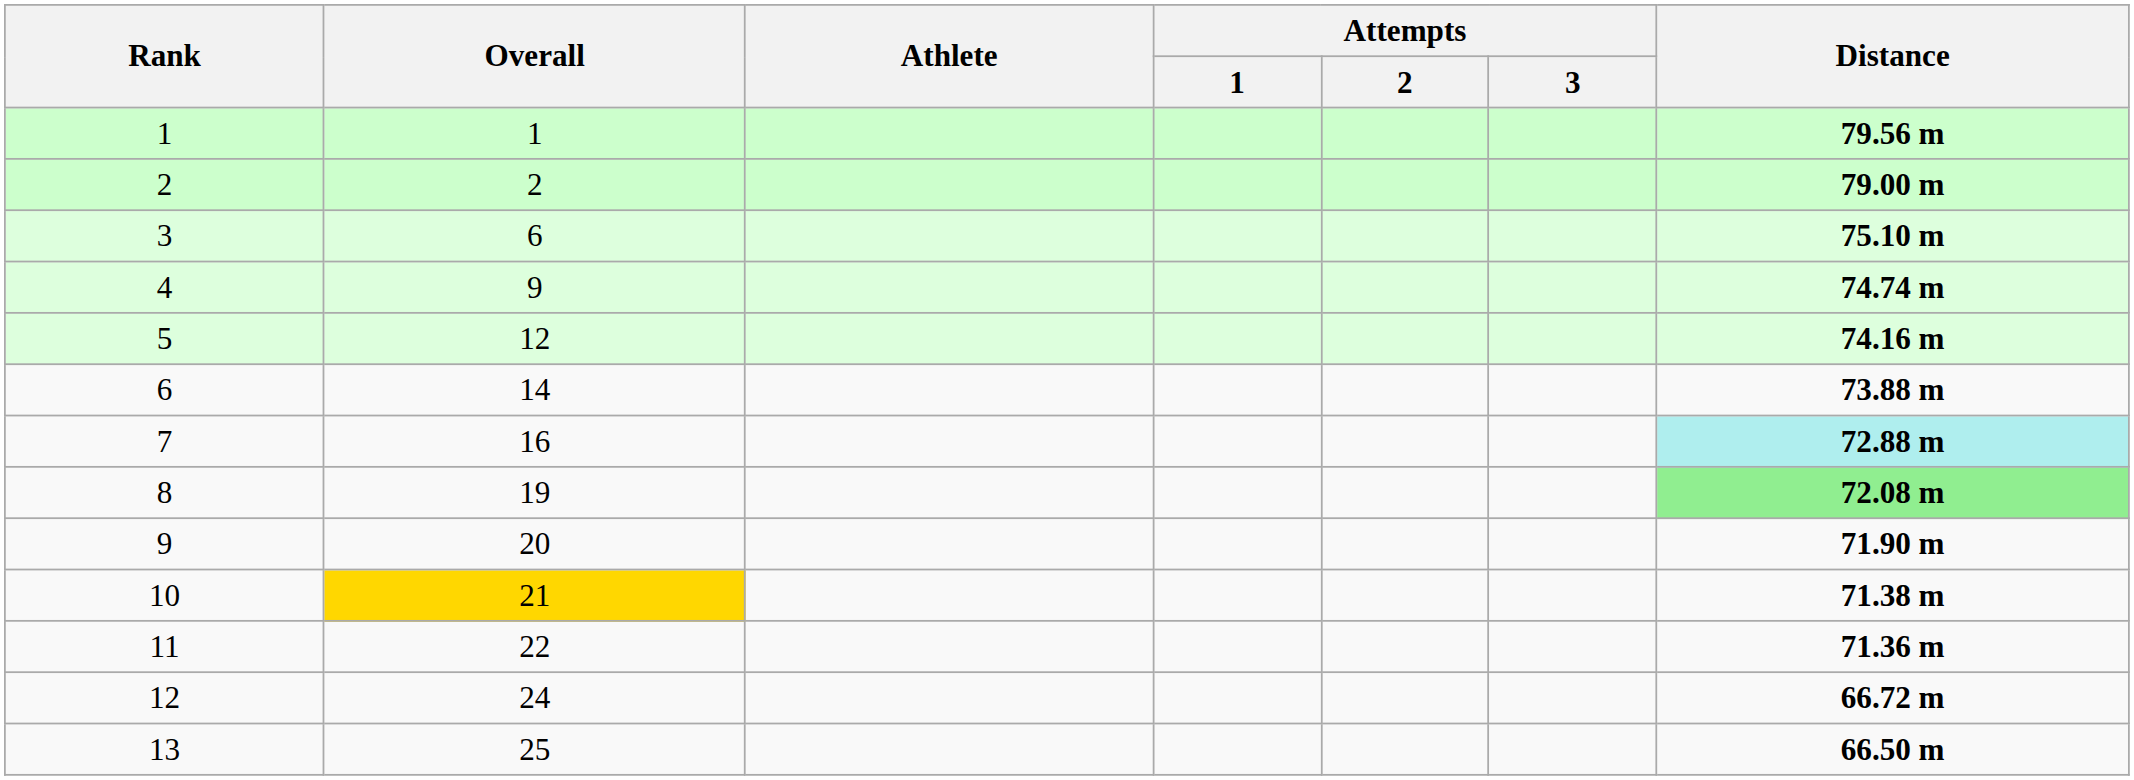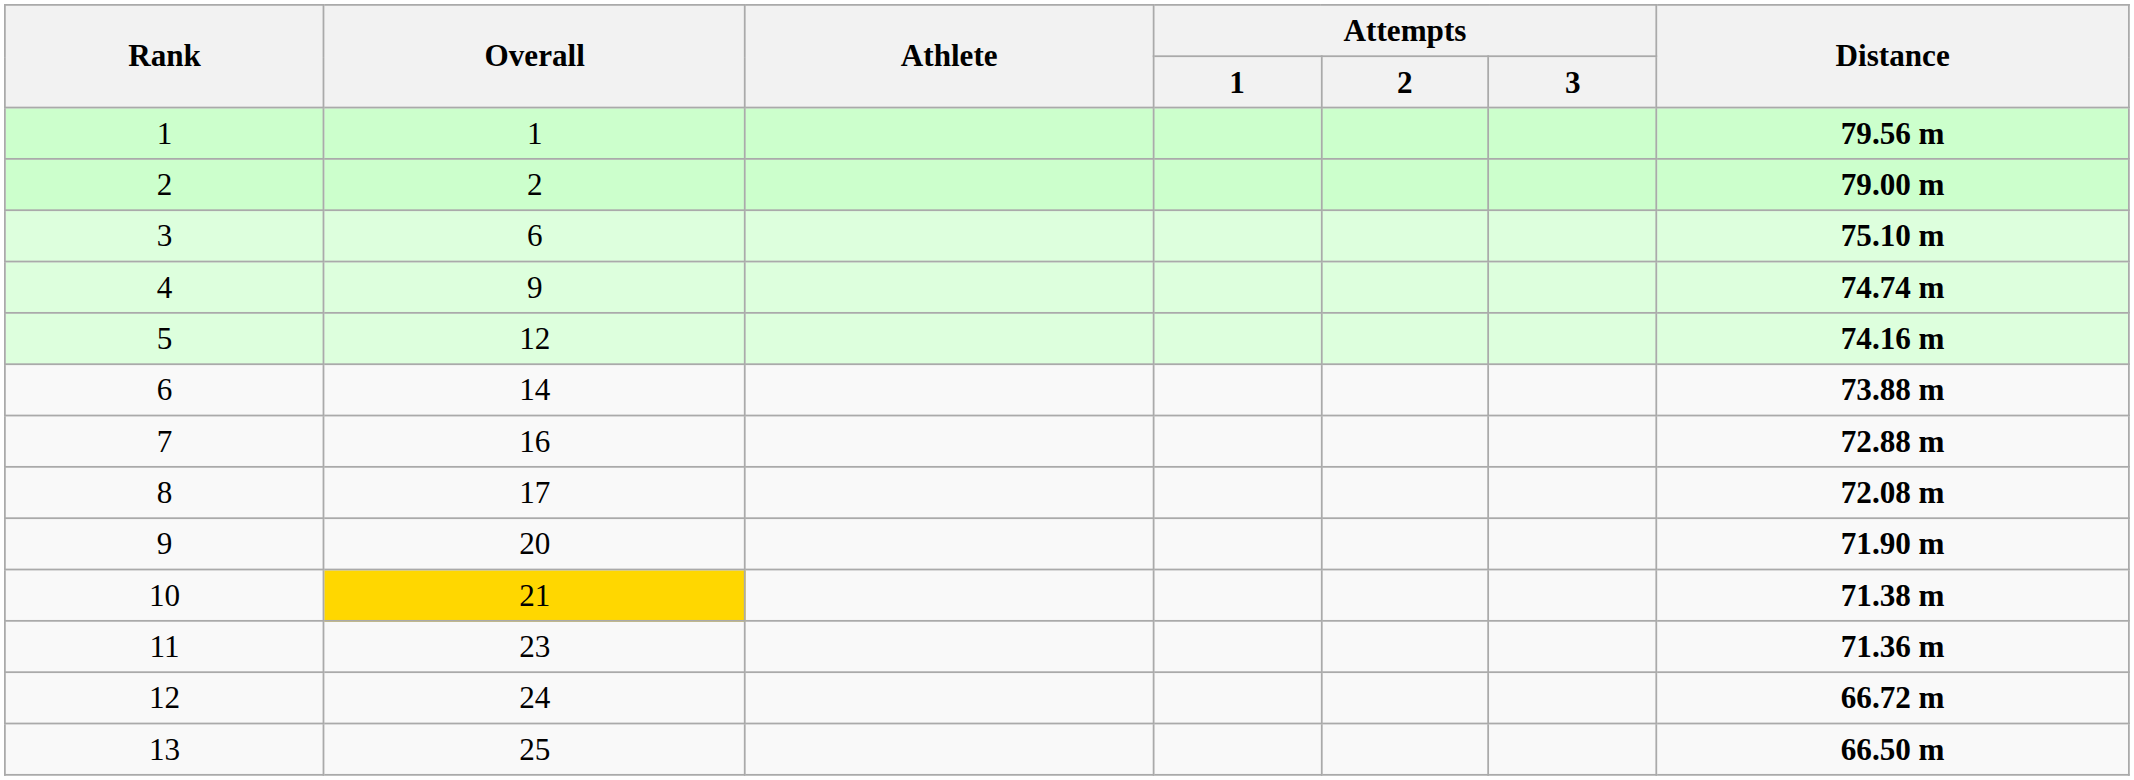(1893, 440) paleturquoise background -> (1893, 440) no background
(535, 492) 19 -> (535, 492) 17
(1893, 492) lightgreen background -> (1893, 492) no background
(535, 646) 22 -> (535, 646) 23
